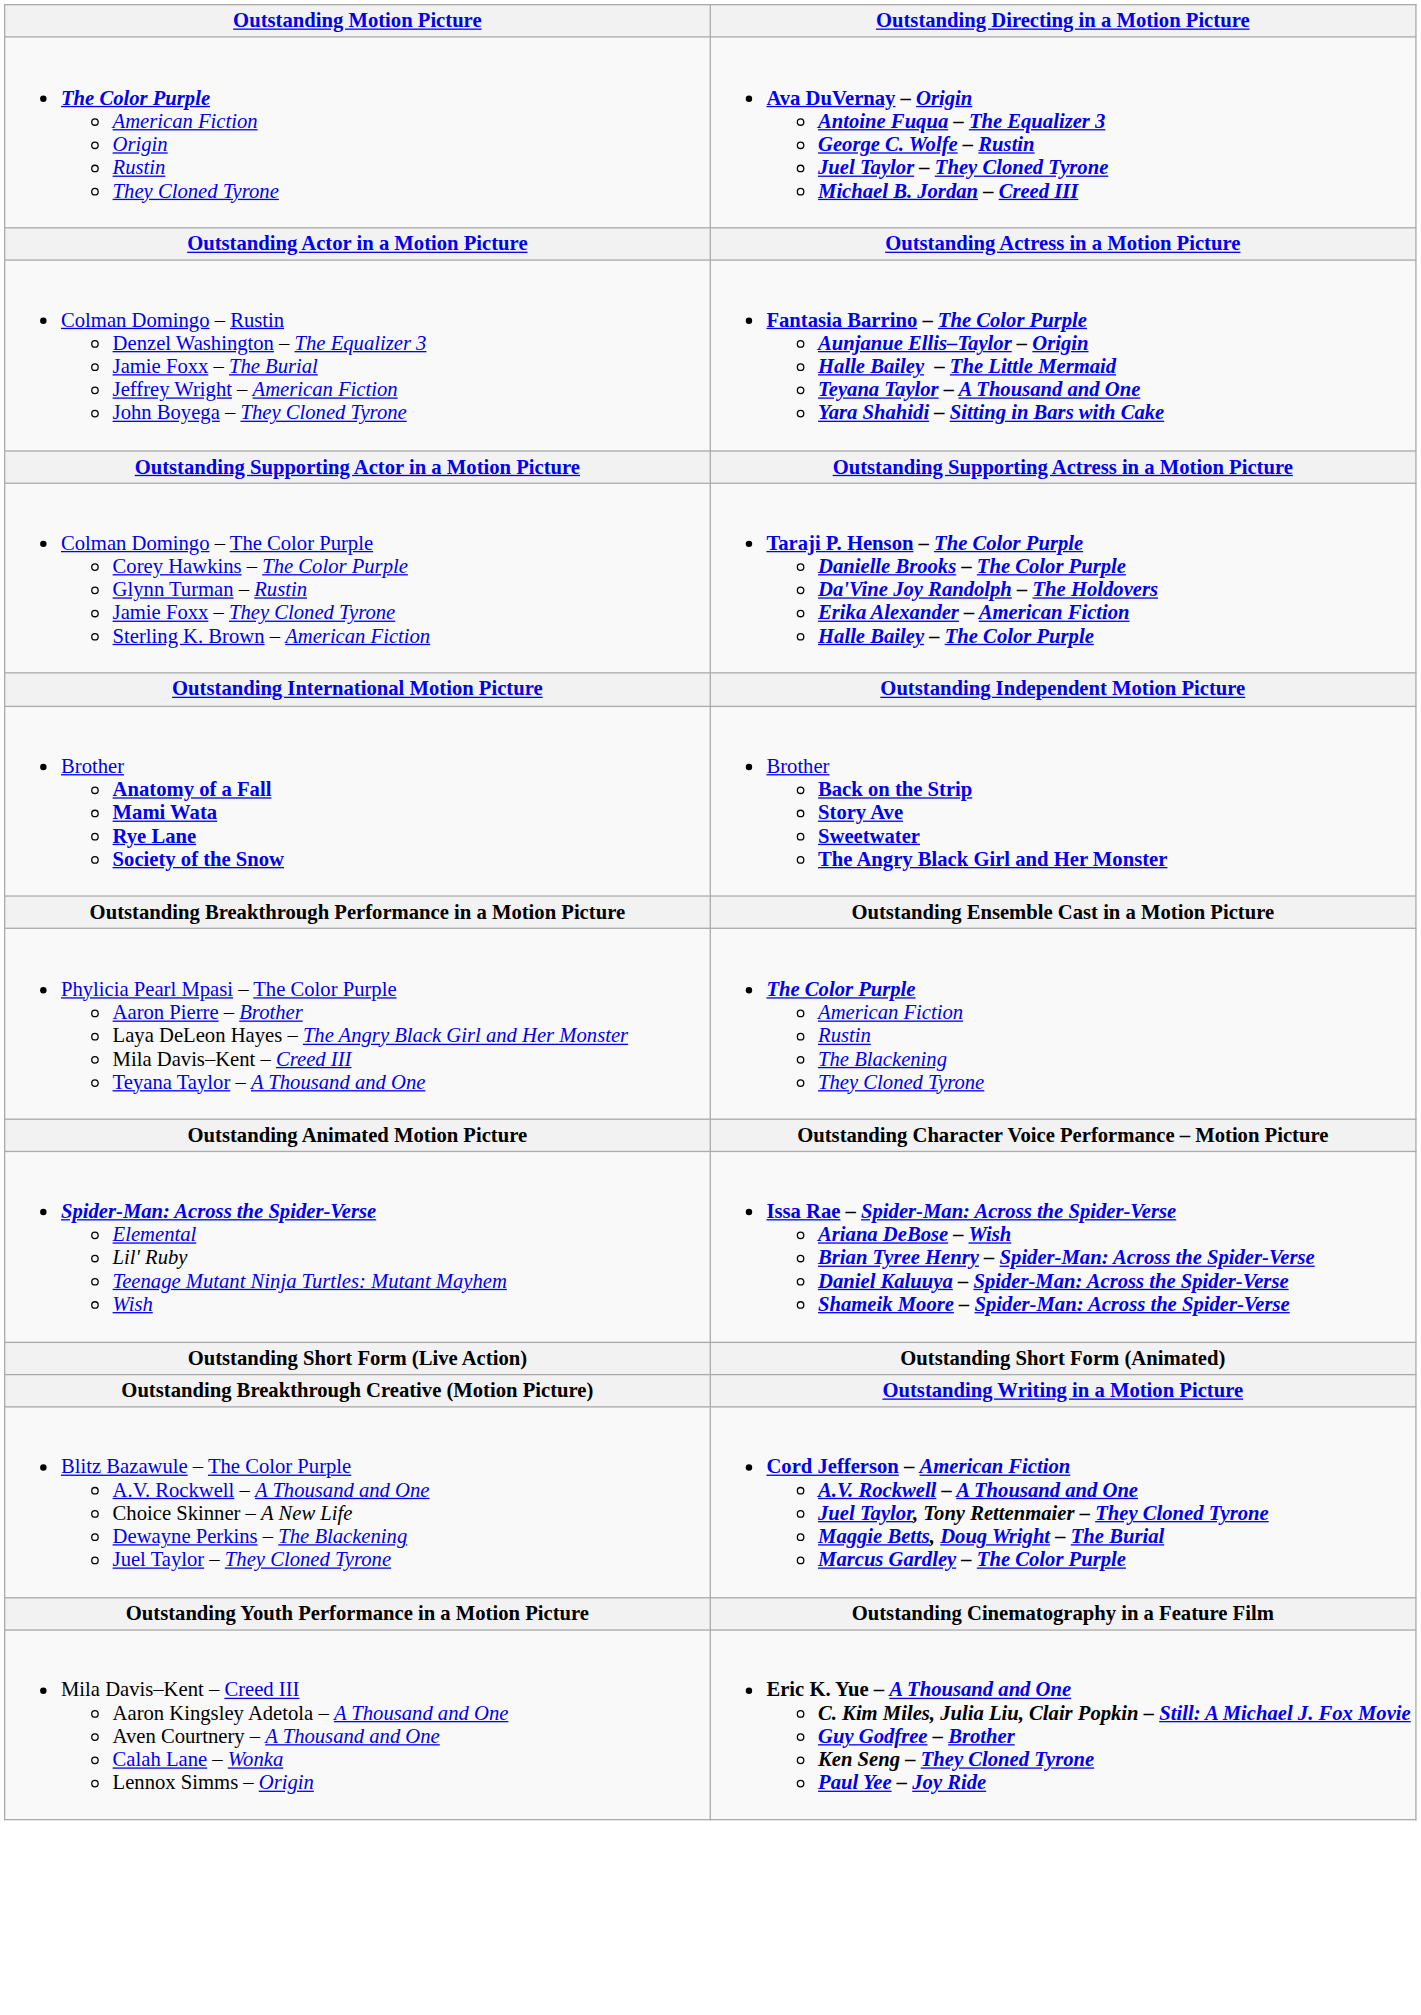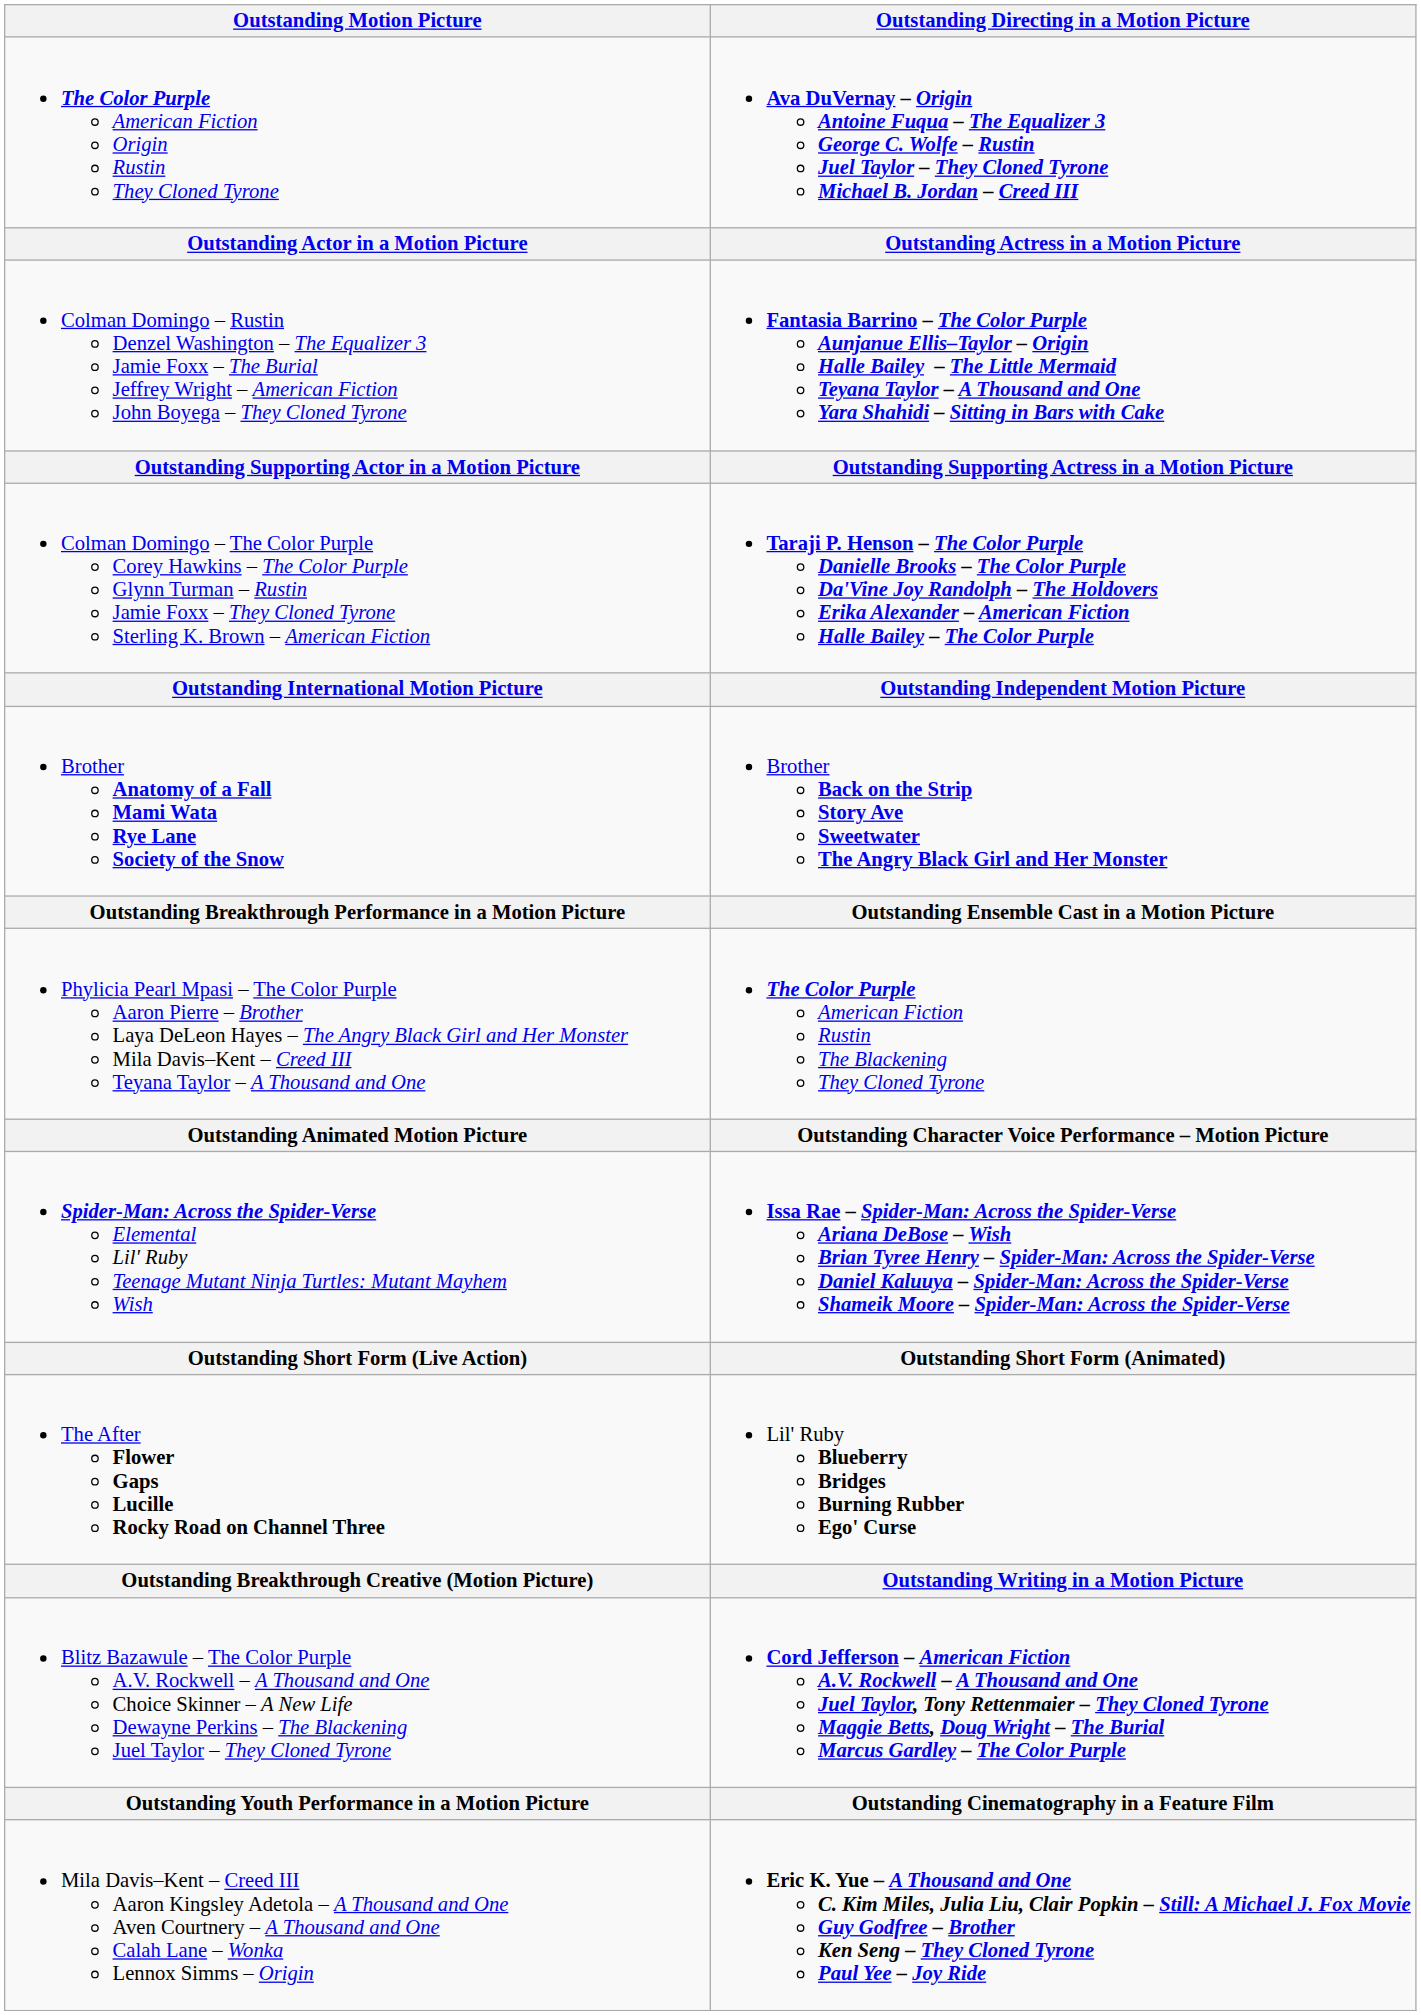+ row: (357, 1481)
